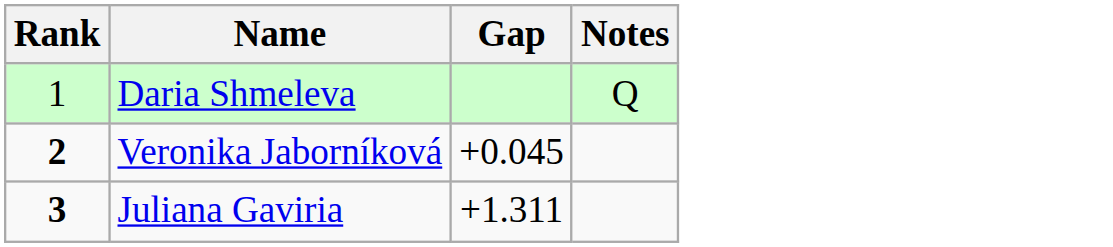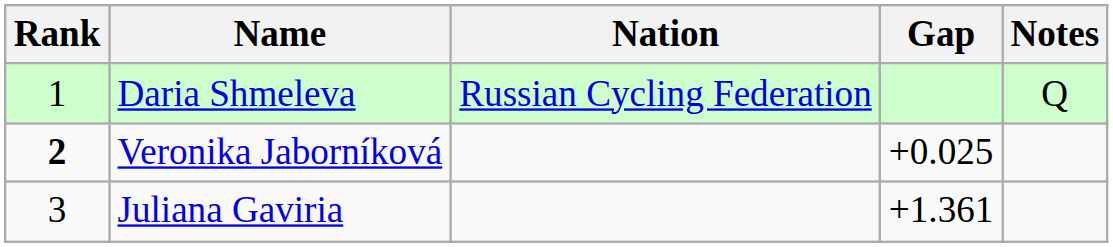+ column: (666, 33)
(512, 151) +0.045 -> (941, 151) +0.025
(57, 210) bold -> (57, 210) normal
(512, 210) +1.311 -> (941, 210) +1.361
